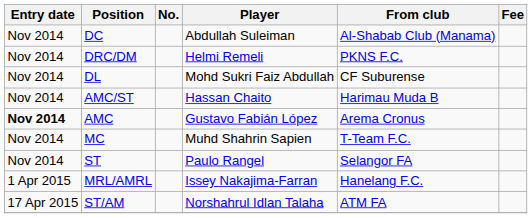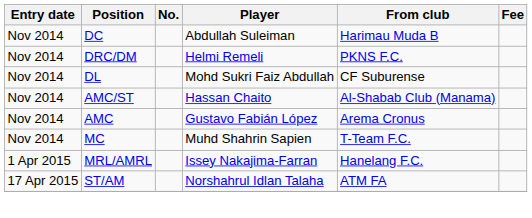(418, 35) Al-Shabab Club (Manama) -> (389, 35) Harimau Muda B
(389, 98) Harimau Muda B -> (418, 98) Al-Shabab Club (Manama)
(36, 118) bold -> (36, 118) normal
- row: (93, 160)
